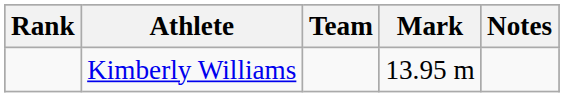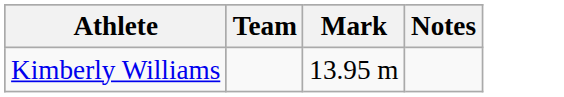- column: (43, 26)
